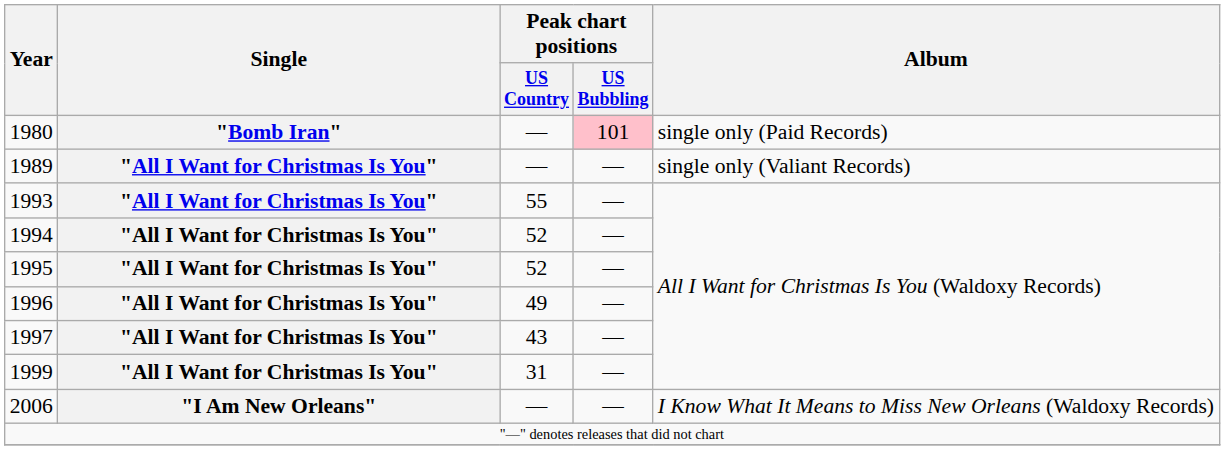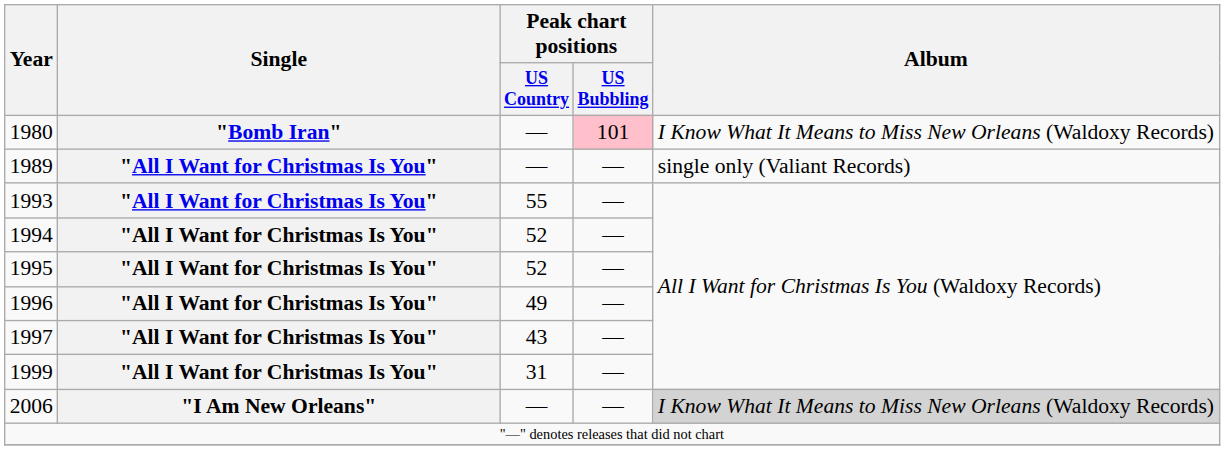(773, 131) single only (Paid Records) -> (936, 131) I Know What It Means to Miss New Orleans (Waldoxy Records)
(936, 405) no background -> (936, 405) lightgrey background
